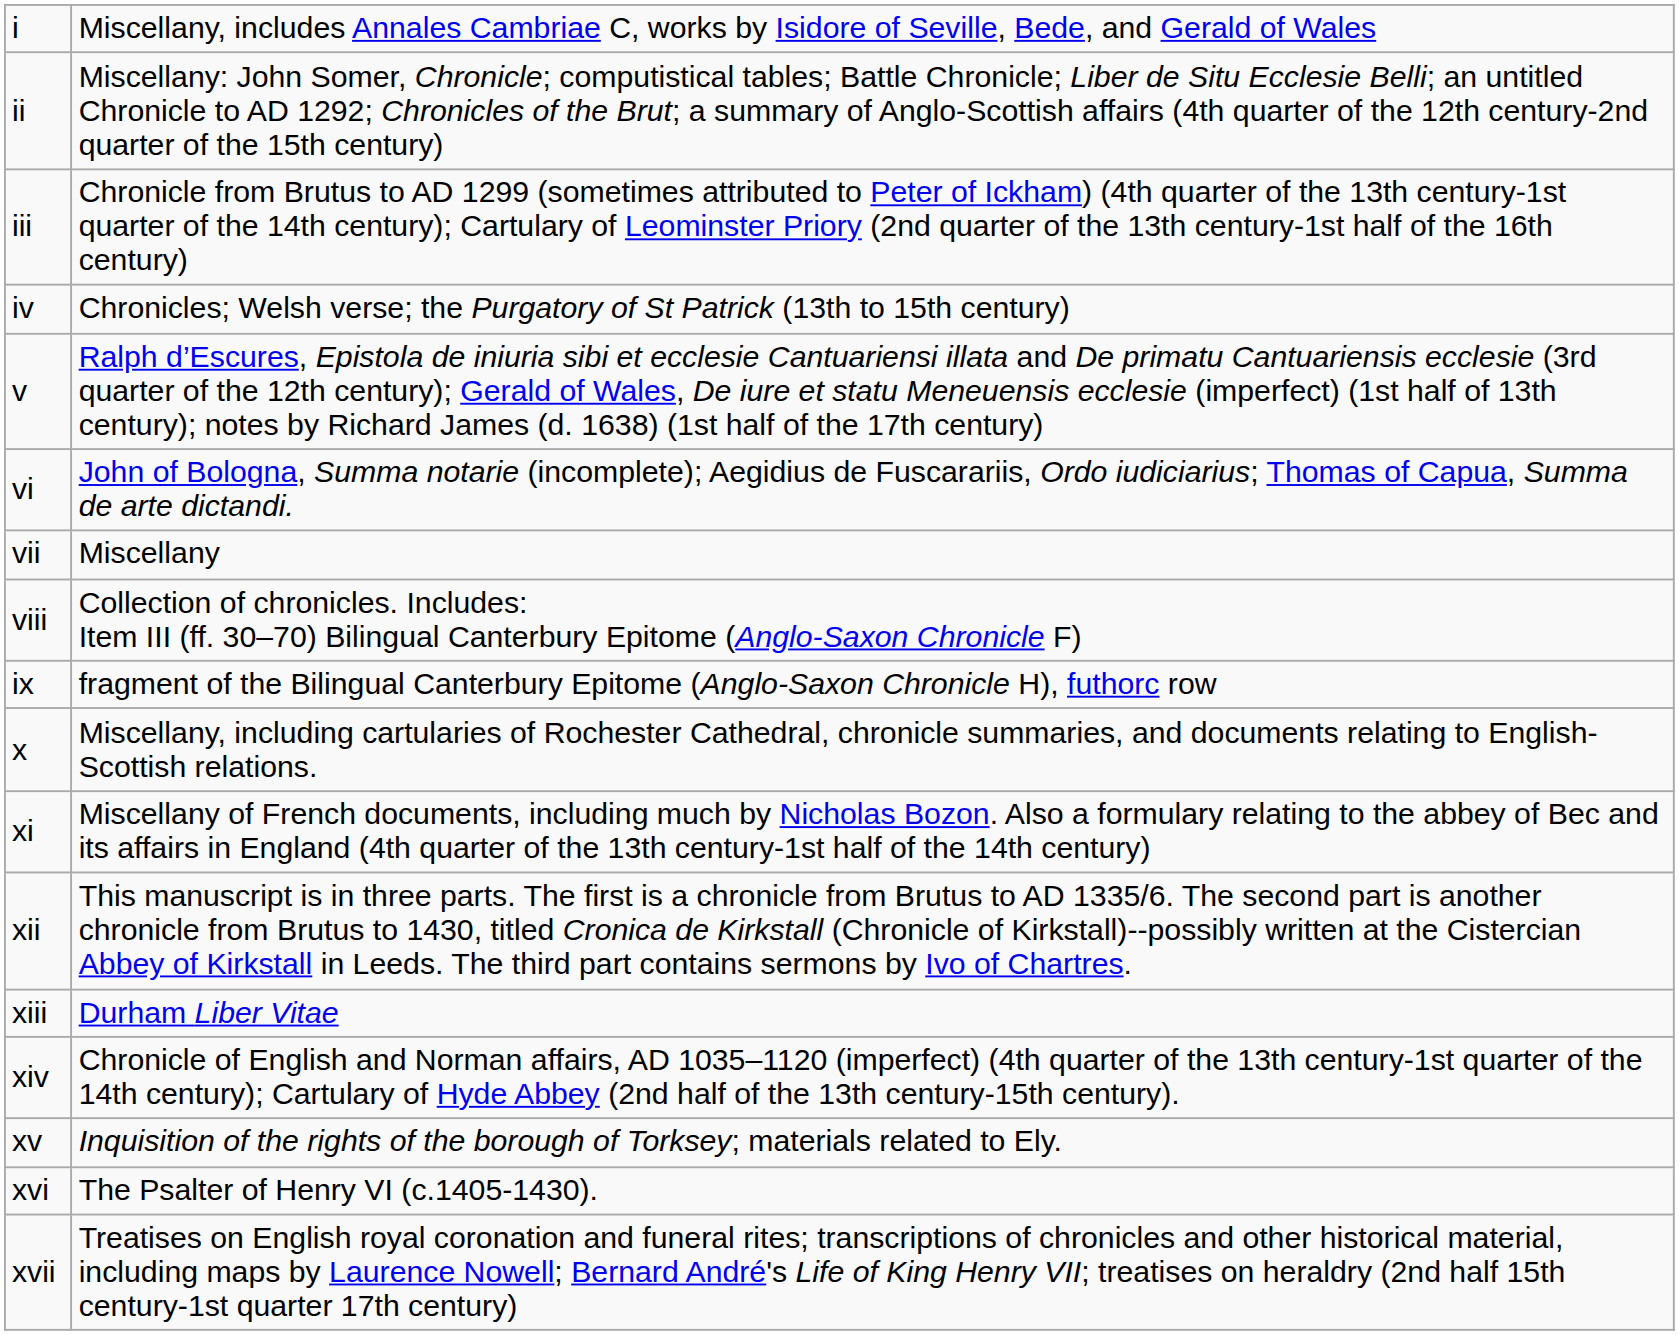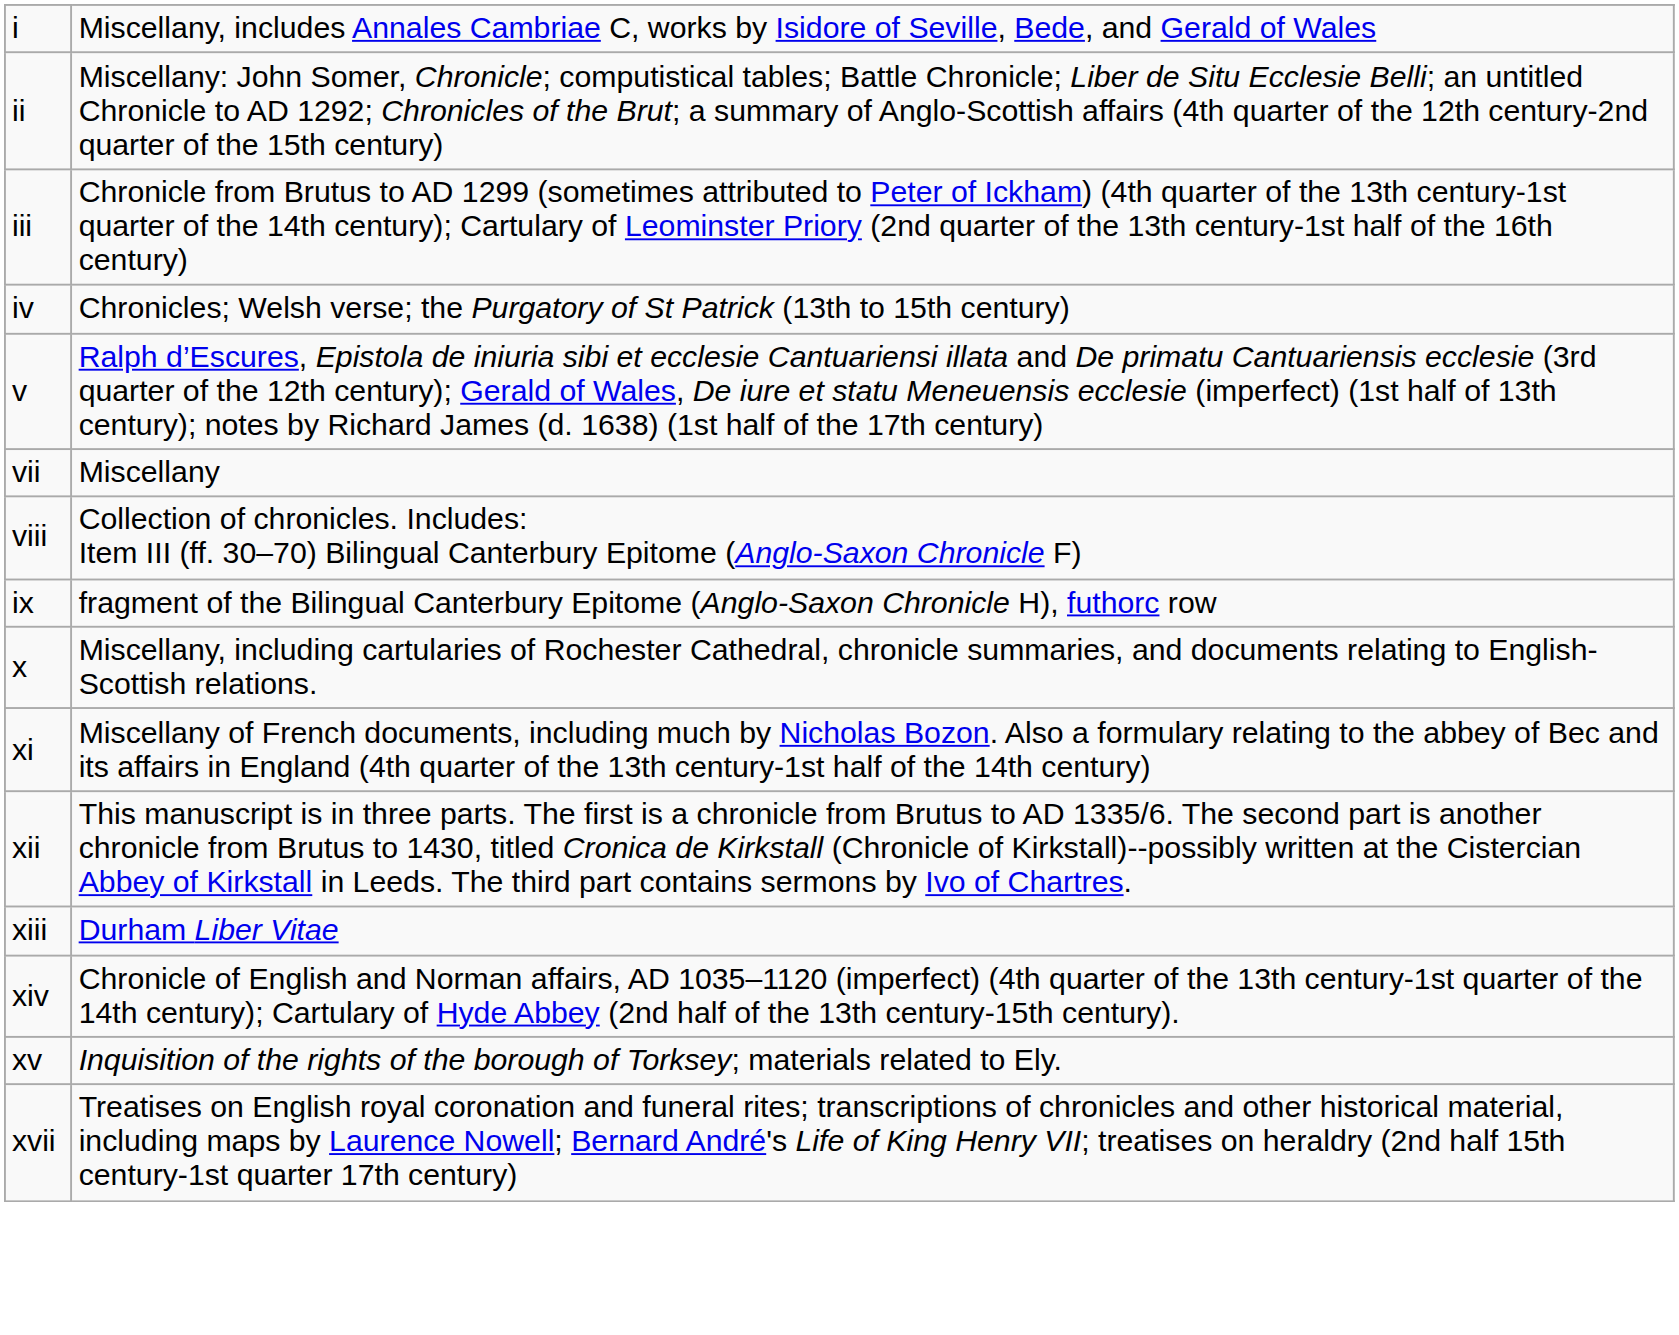- row: (23, 489)
- row: (30, 1190)
